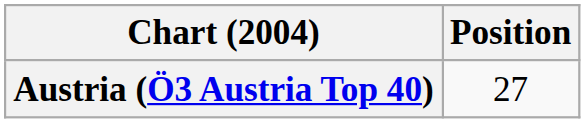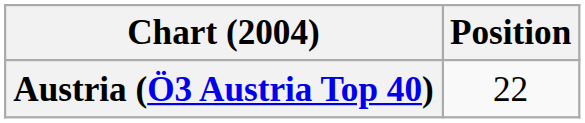(511, 88) 27 -> (511, 88) 22
